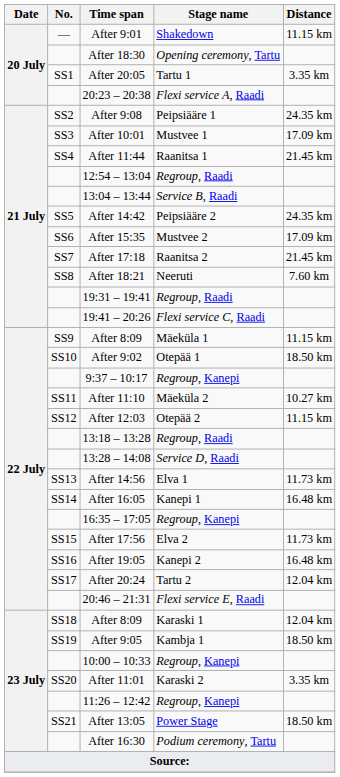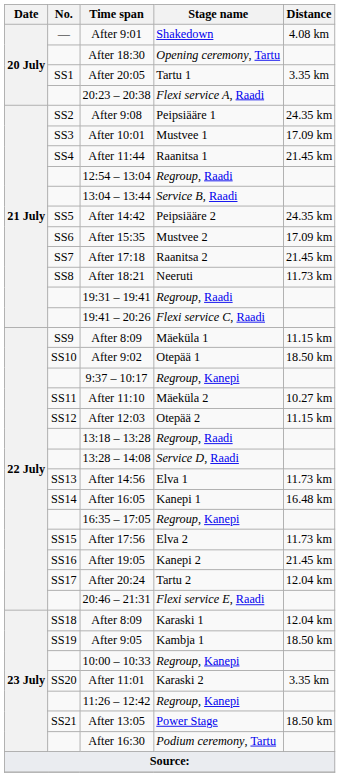(309, 34) 11.15 km -> (309, 34) 4.08 km
(309, 276) 7.60 km -> (309, 276) 11.73 km
(309, 559) 16.48 km -> (309, 559) 21.45 km
